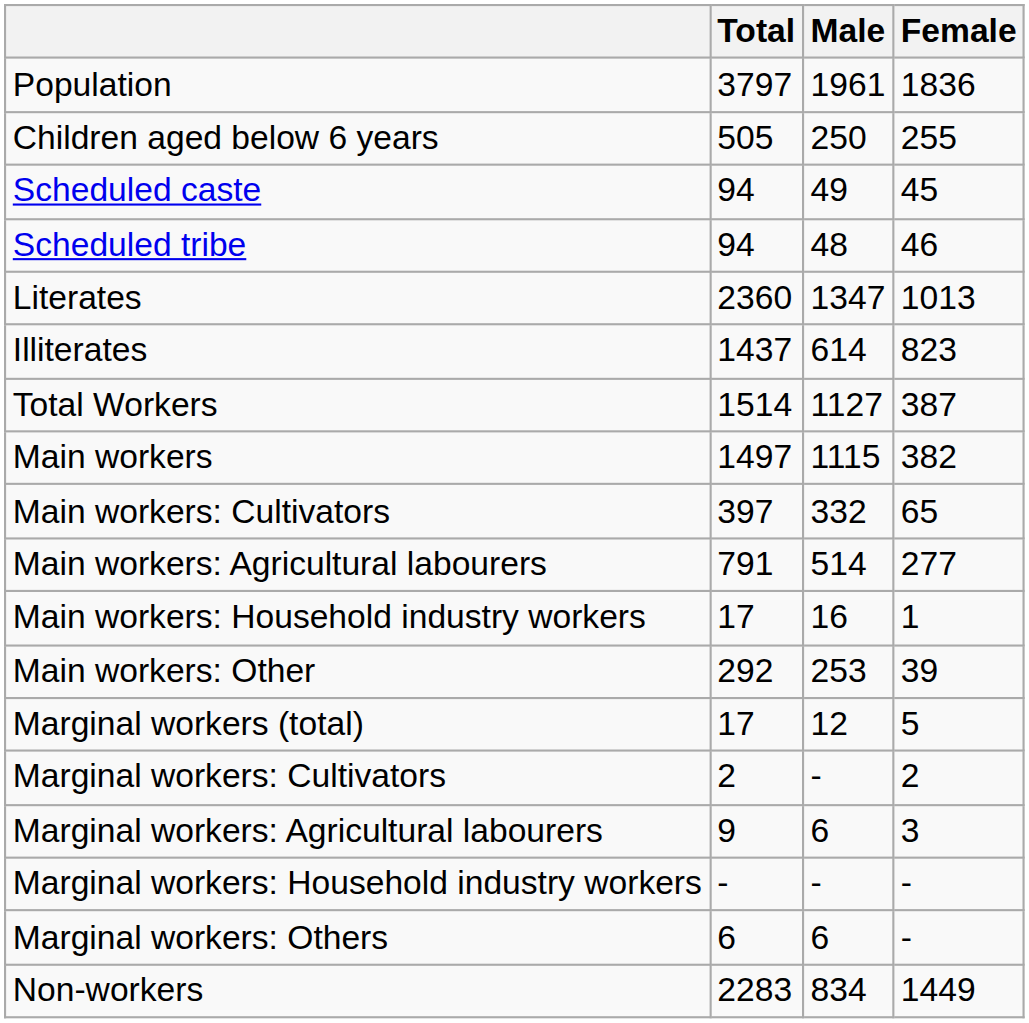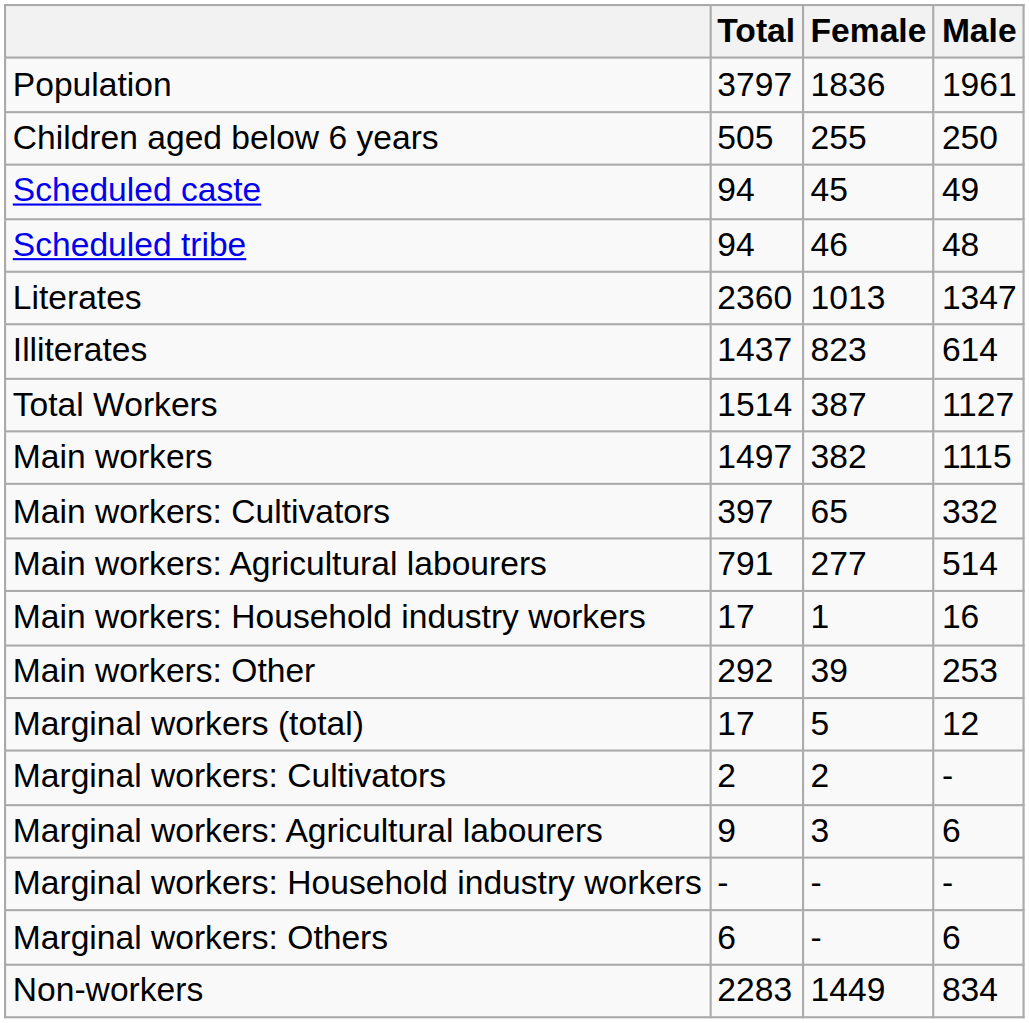columns swapped: (848, 31) <-> (959, 31)
